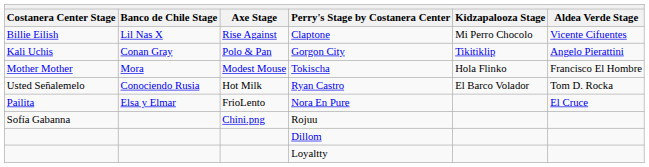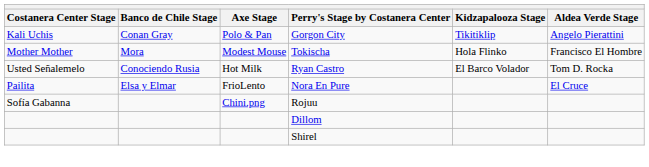- row: (311, 34)
+ row: (304, 136)
- row: (309, 153)
